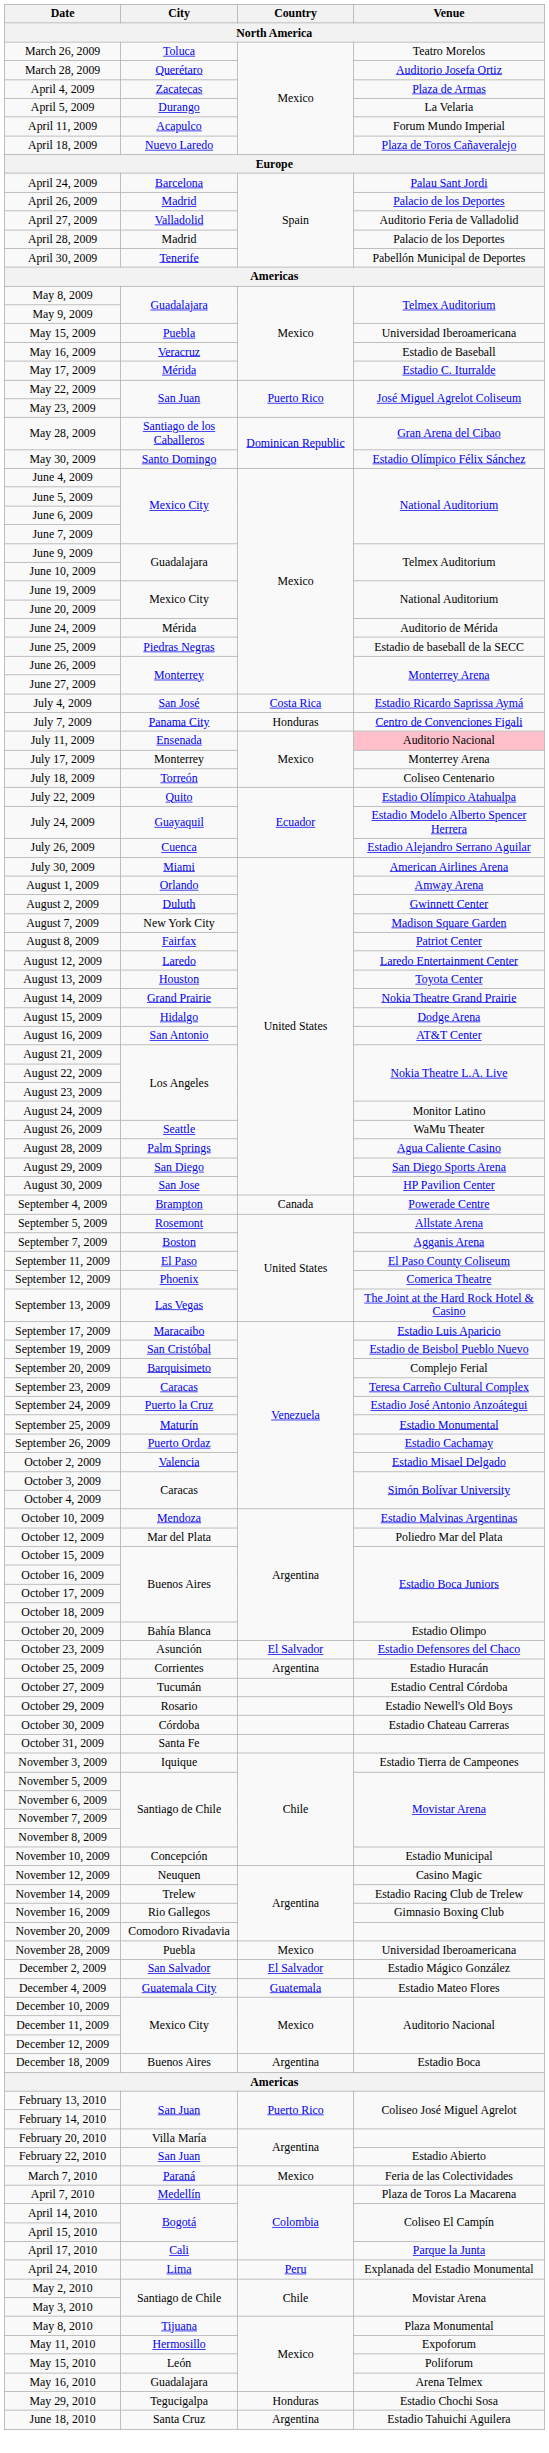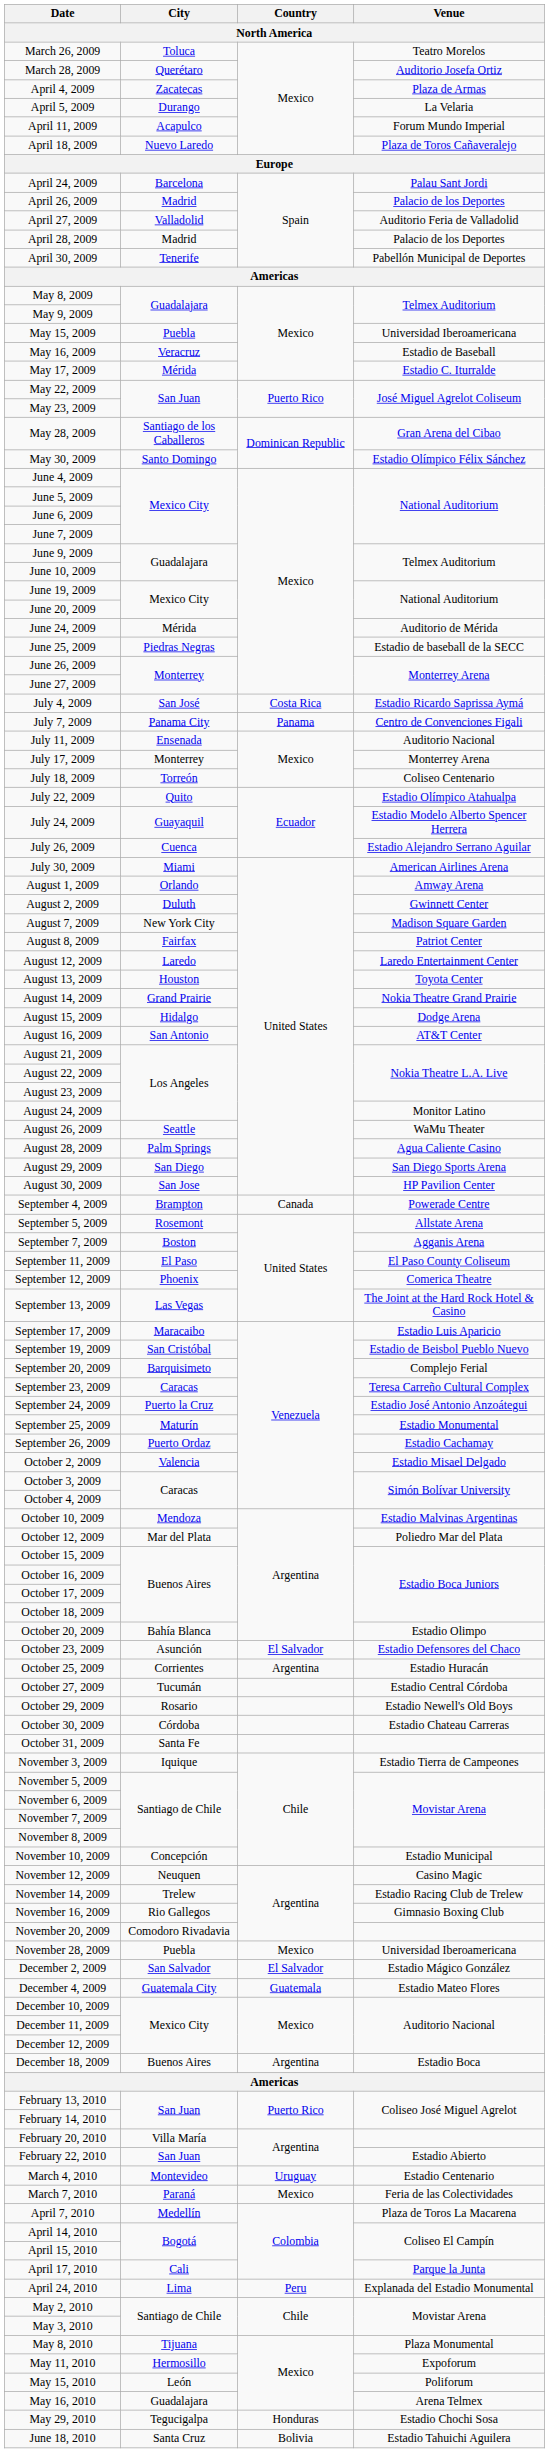(296, 721) Honduras -> (296, 721) Panama
(449, 740) pink background -> (449, 740) no background
+ row: (63, 2175)
(296, 2419) Argentina -> (296, 2438) Bolivia
